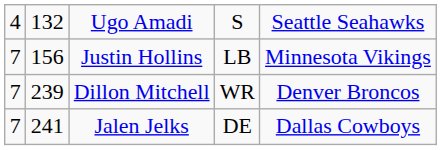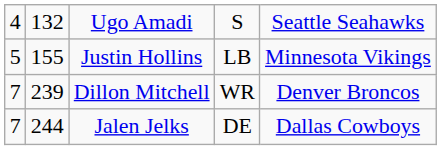(15, 56) 7 -> (15, 56) 5
(47, 56) 156 -> (47, 56) 155
(47, 126) 241 -> (47, 126) 244
